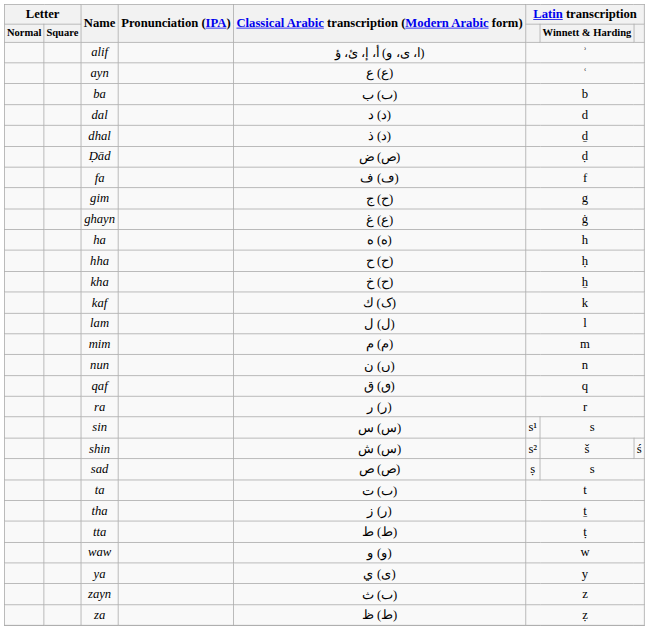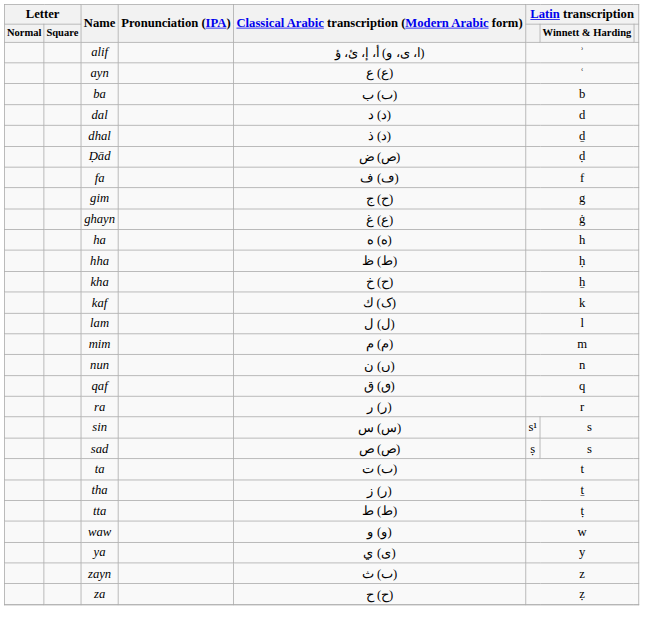(380, 261) ح) ح) -> (380, 261) ط) ظ)
- row: (100, 448)
(380, 615) ط) ظ) -> (380, 594) ح) ح)
